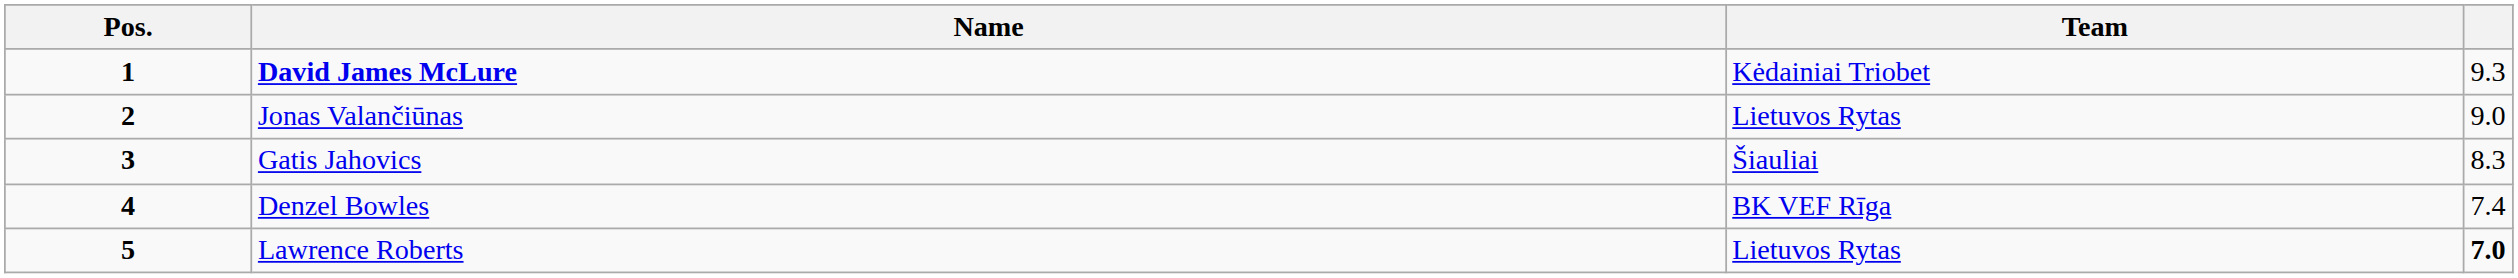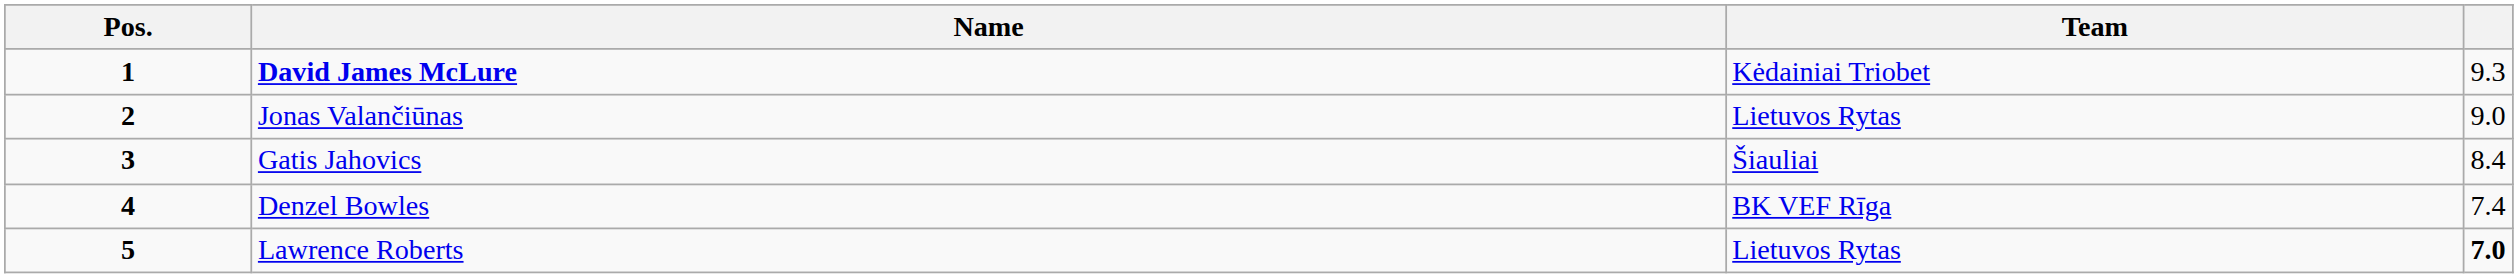(2488, 160) 8.3 -> (2488, 160) 8.4
